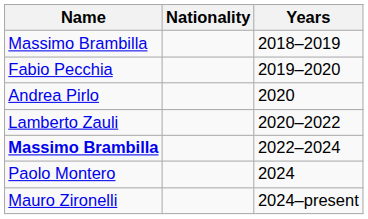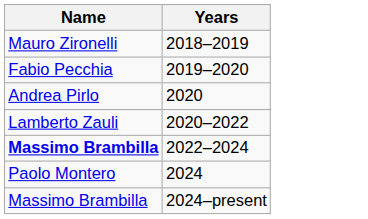- column: (208, 17)
(78, 43) Massimo Brambilla -> (63, 43) Mauro Zironelli
(63, 200) Mauro Zironelli -> (78, 200) Massimo Brambilla
